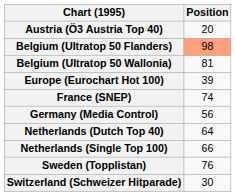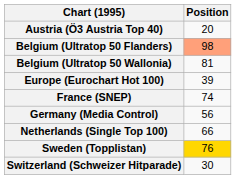- row: (94, 132)
(207, 166) no background -> (207, 149) gold background
